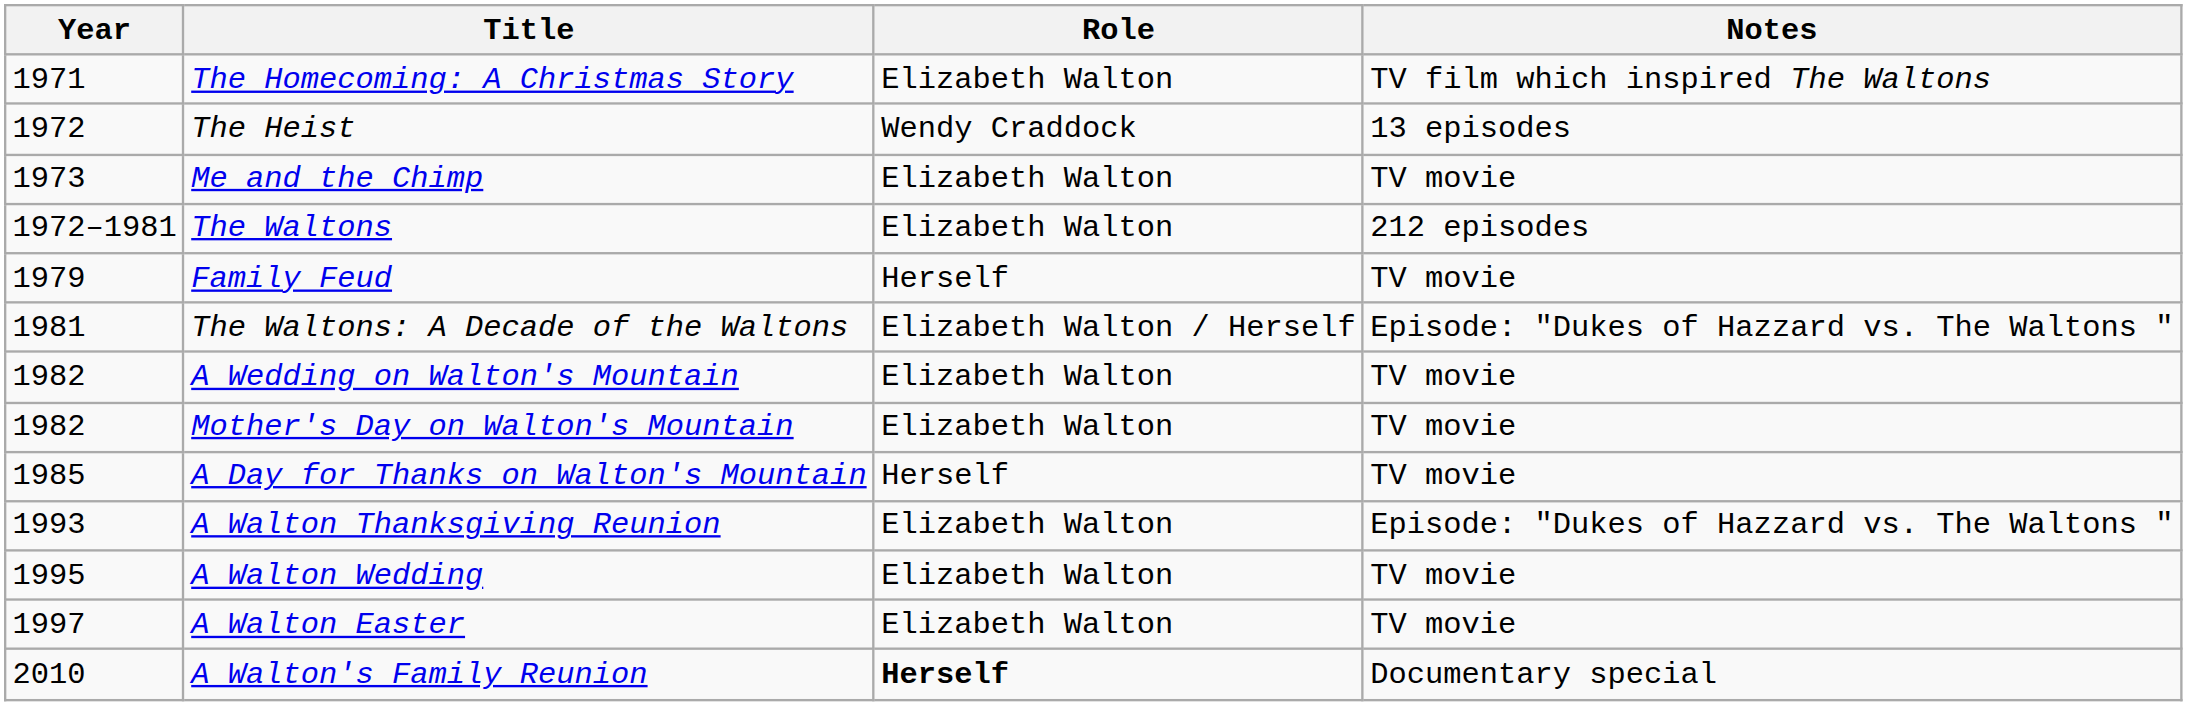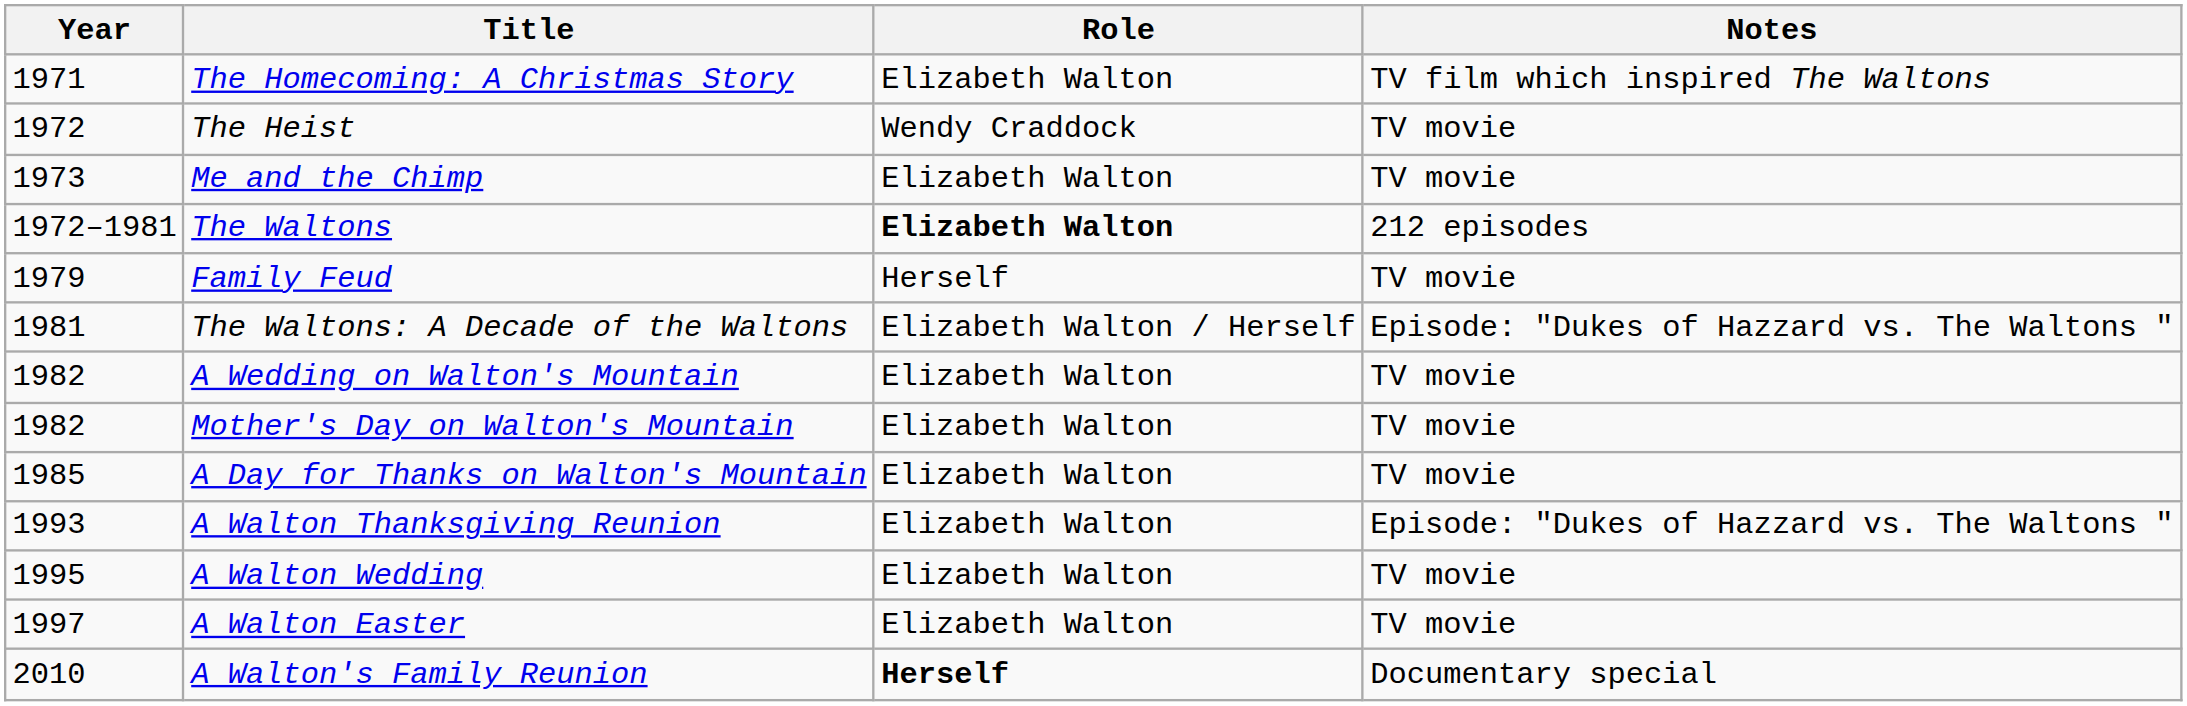(1471, 129) 13 episodes -> (1443, 129) TV movie
(1027, 228) normal -> (1027, 228) bold
(945, 476) Herself -> (1027, 476) Elizabeth Walton
